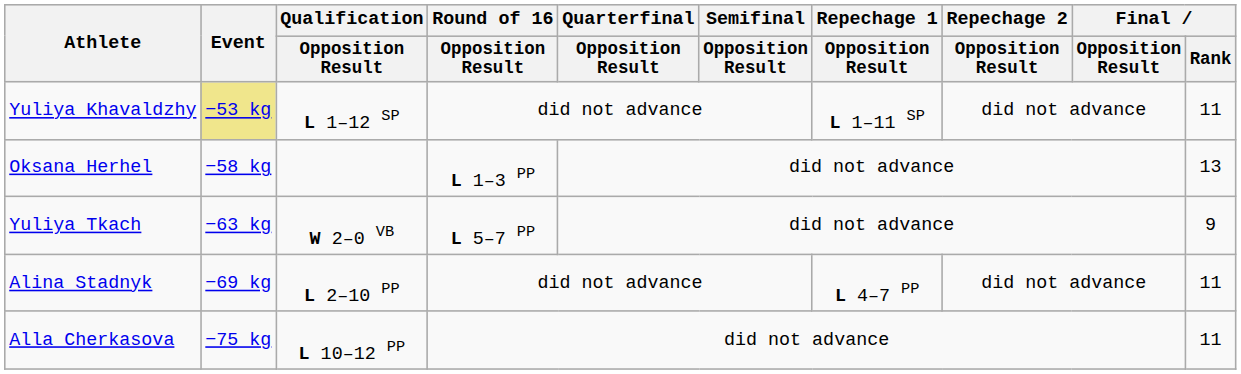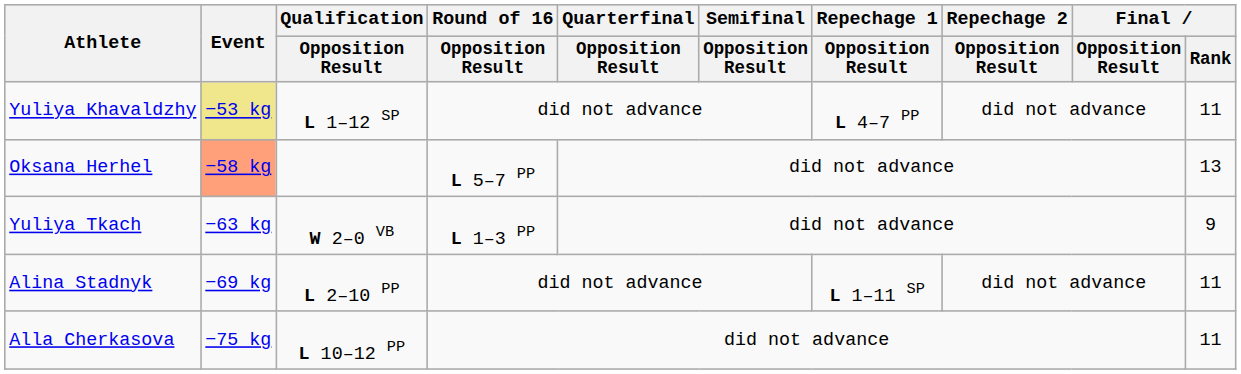(877, 121) L 1–11 SP -> (877, 121) L 4–7 PP
(238, 168) no background -> (238, 168) lightsalmon background
(493, 179) L 1–3 PP -> (493, 179) L 5–7 PP
(493, 236) L 5–7 PP -> (493, 236) L 1–3 PP
(877, 293) L 4–7 PP -> (877, 293) L 1–11 SP
